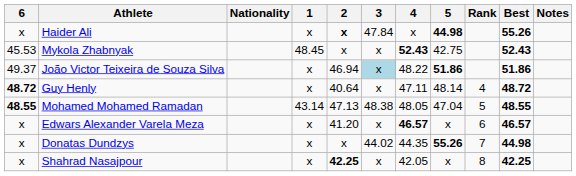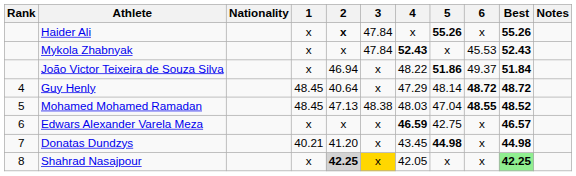columns swapped: (482, 13) <-> (22, 13)
(448, 32) 44.98 -> (447, 32) 55.26
(309, 50) 48.45 -> (309, 50) x
(379, 50) x -> (378, 50) 47.84
(448, 50) 42.75 -> (447, 50) x
(379, 69) lightblue background -> (378, 69) no background
(516, 69) 51.86 -> (516, 69) 51.84
(309, 87) x -> (309, 87) 48.45
(413, 87) 47.11 -> (413, 87) 47.29
(309, 106) 43.14 -> (309, 106) 48.45
(413, 106) 48.05 -> (413, 106) 48.03
(516, 106) 48.55 -> (516, 106) 48.52
(344, 124) 41.20 -> (343, 124) x
(413, 124) 46.57 -> (413, 124) 46.59
(448, 124) x -> (447, 124) 42.75
(309, 143) x -> (309, 143) 40.21
(344, 143) x -> (343, 143) 41.20
(379, 143) 44.02 -> (378, 143) x
(413, 143) 44.35 -> (413, 143) 43.45
(448, 143) 55.26 -> (447, 143) 44.98
(344, 161) no background -> (343, 161) lightgrey background
(379, 161) no background -> (378, 161) gold background
(516, 161) no background -> (516, 161) lightgreen background
